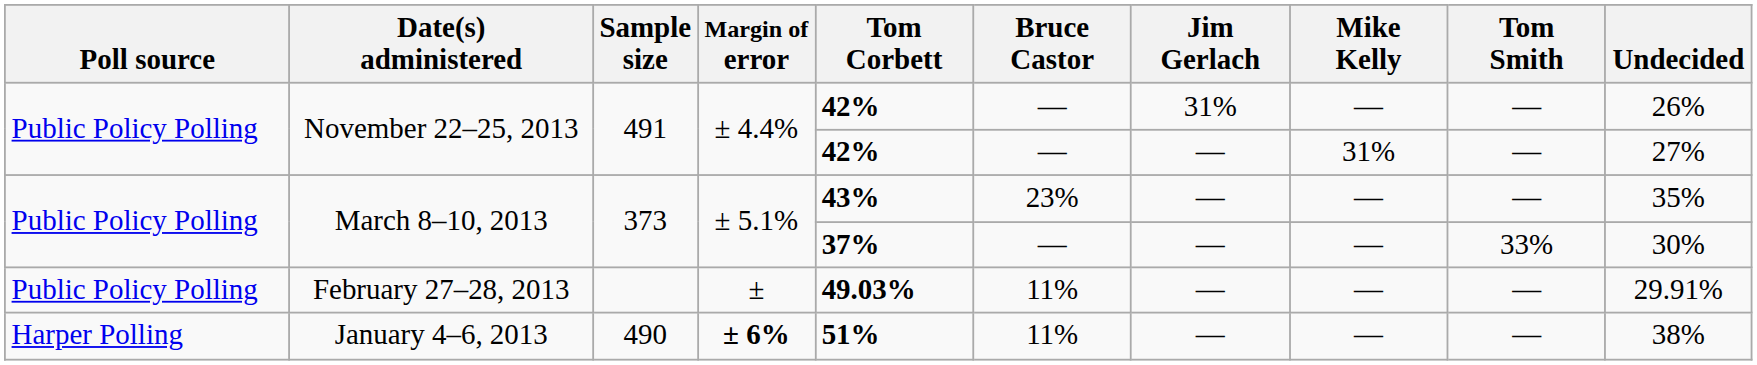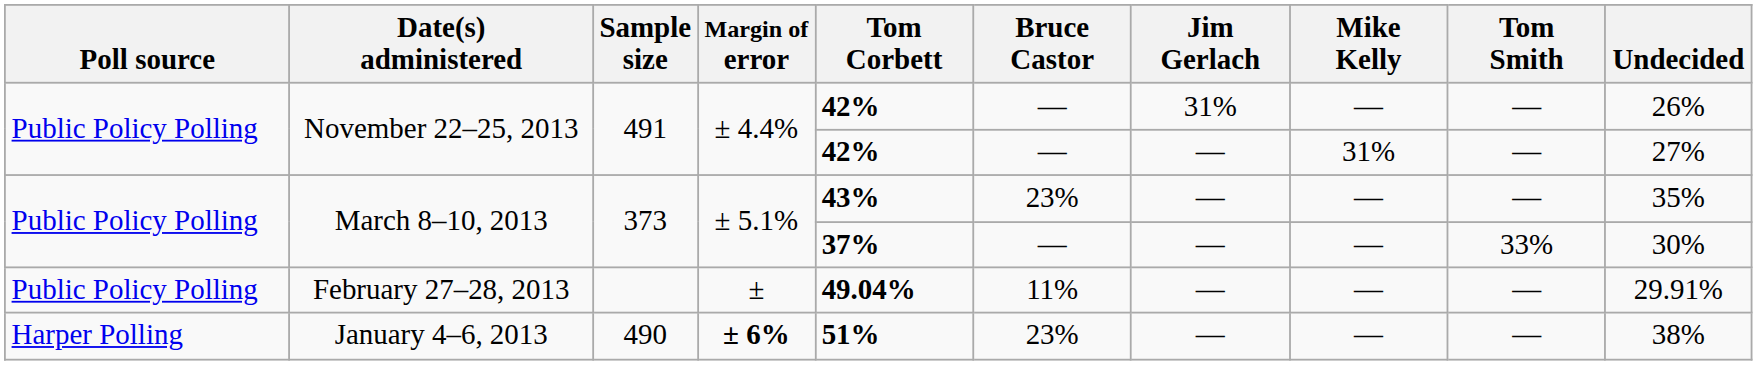(869, 289) 49.03% -> (869, 289) 49.04%
(1052, 335) 11% -> (1052, 335) 23%
